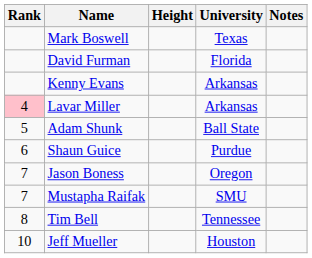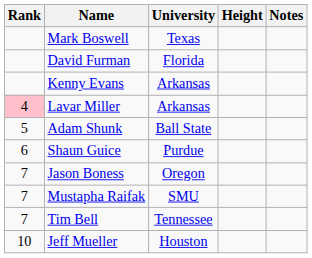columns swapped: (231, 15) <-> (172, 15)
(24, 219) 8 -> (24, 219) 7
